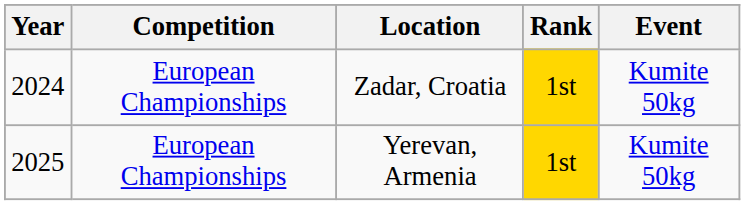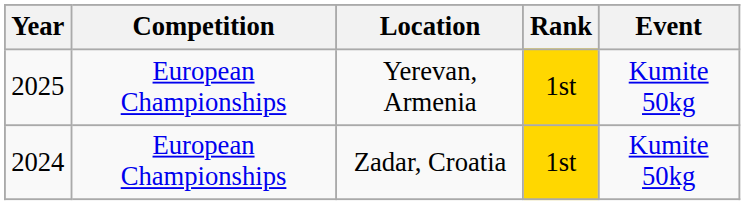rows swapped: (430, 86) <-> (430, 161)
